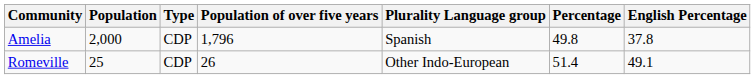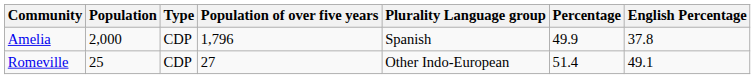(565, 39) 49.8 -> (565, 39) 49.9
(208, 62) 26 -> (208, 62) 27
